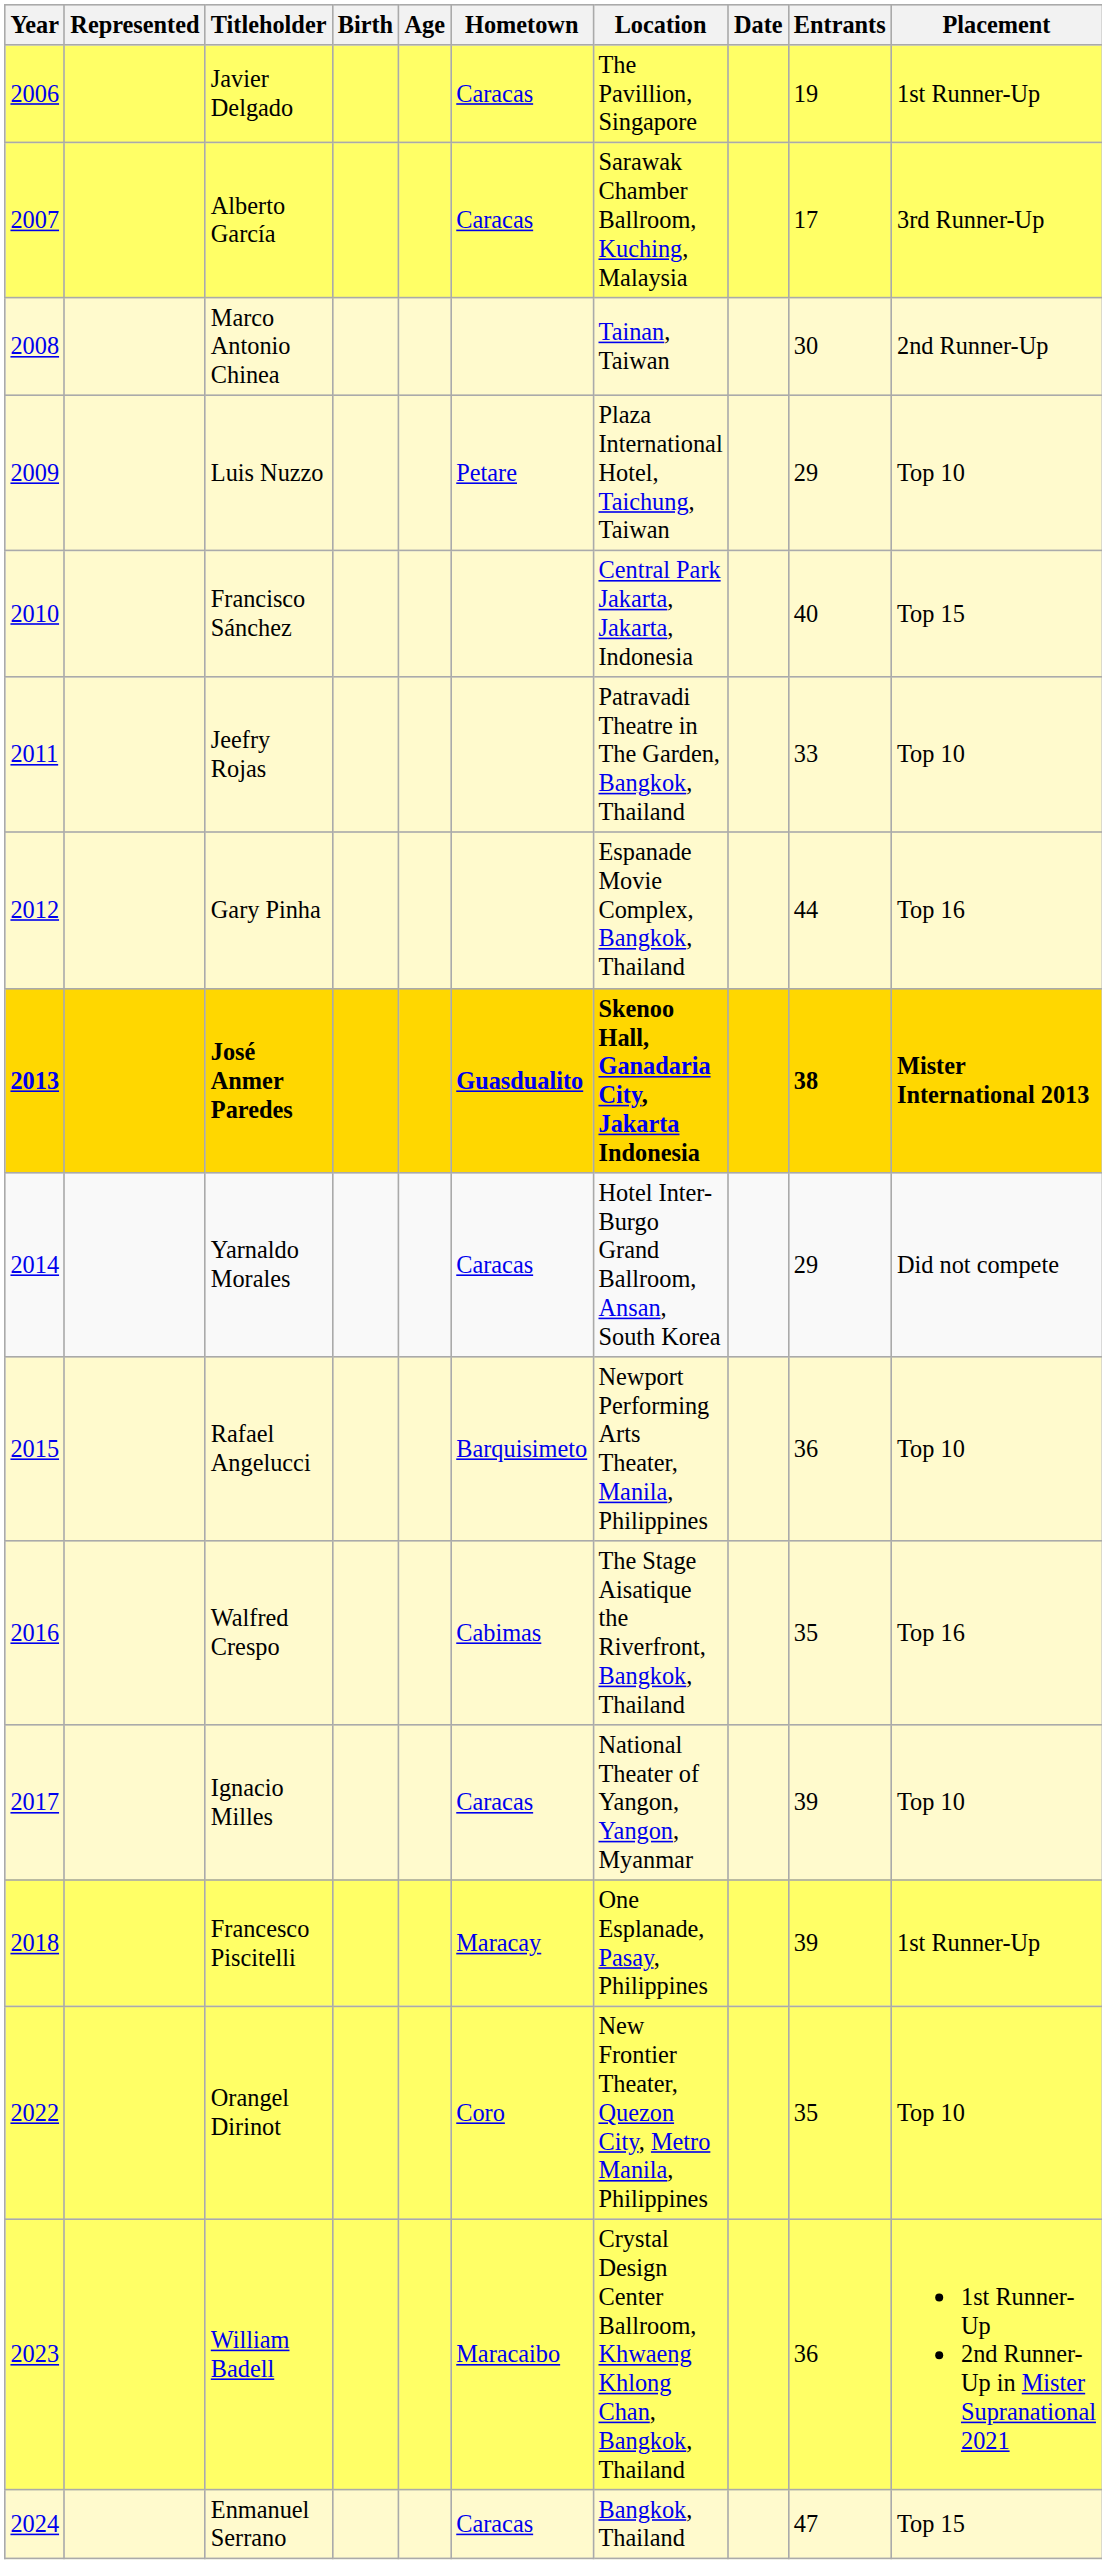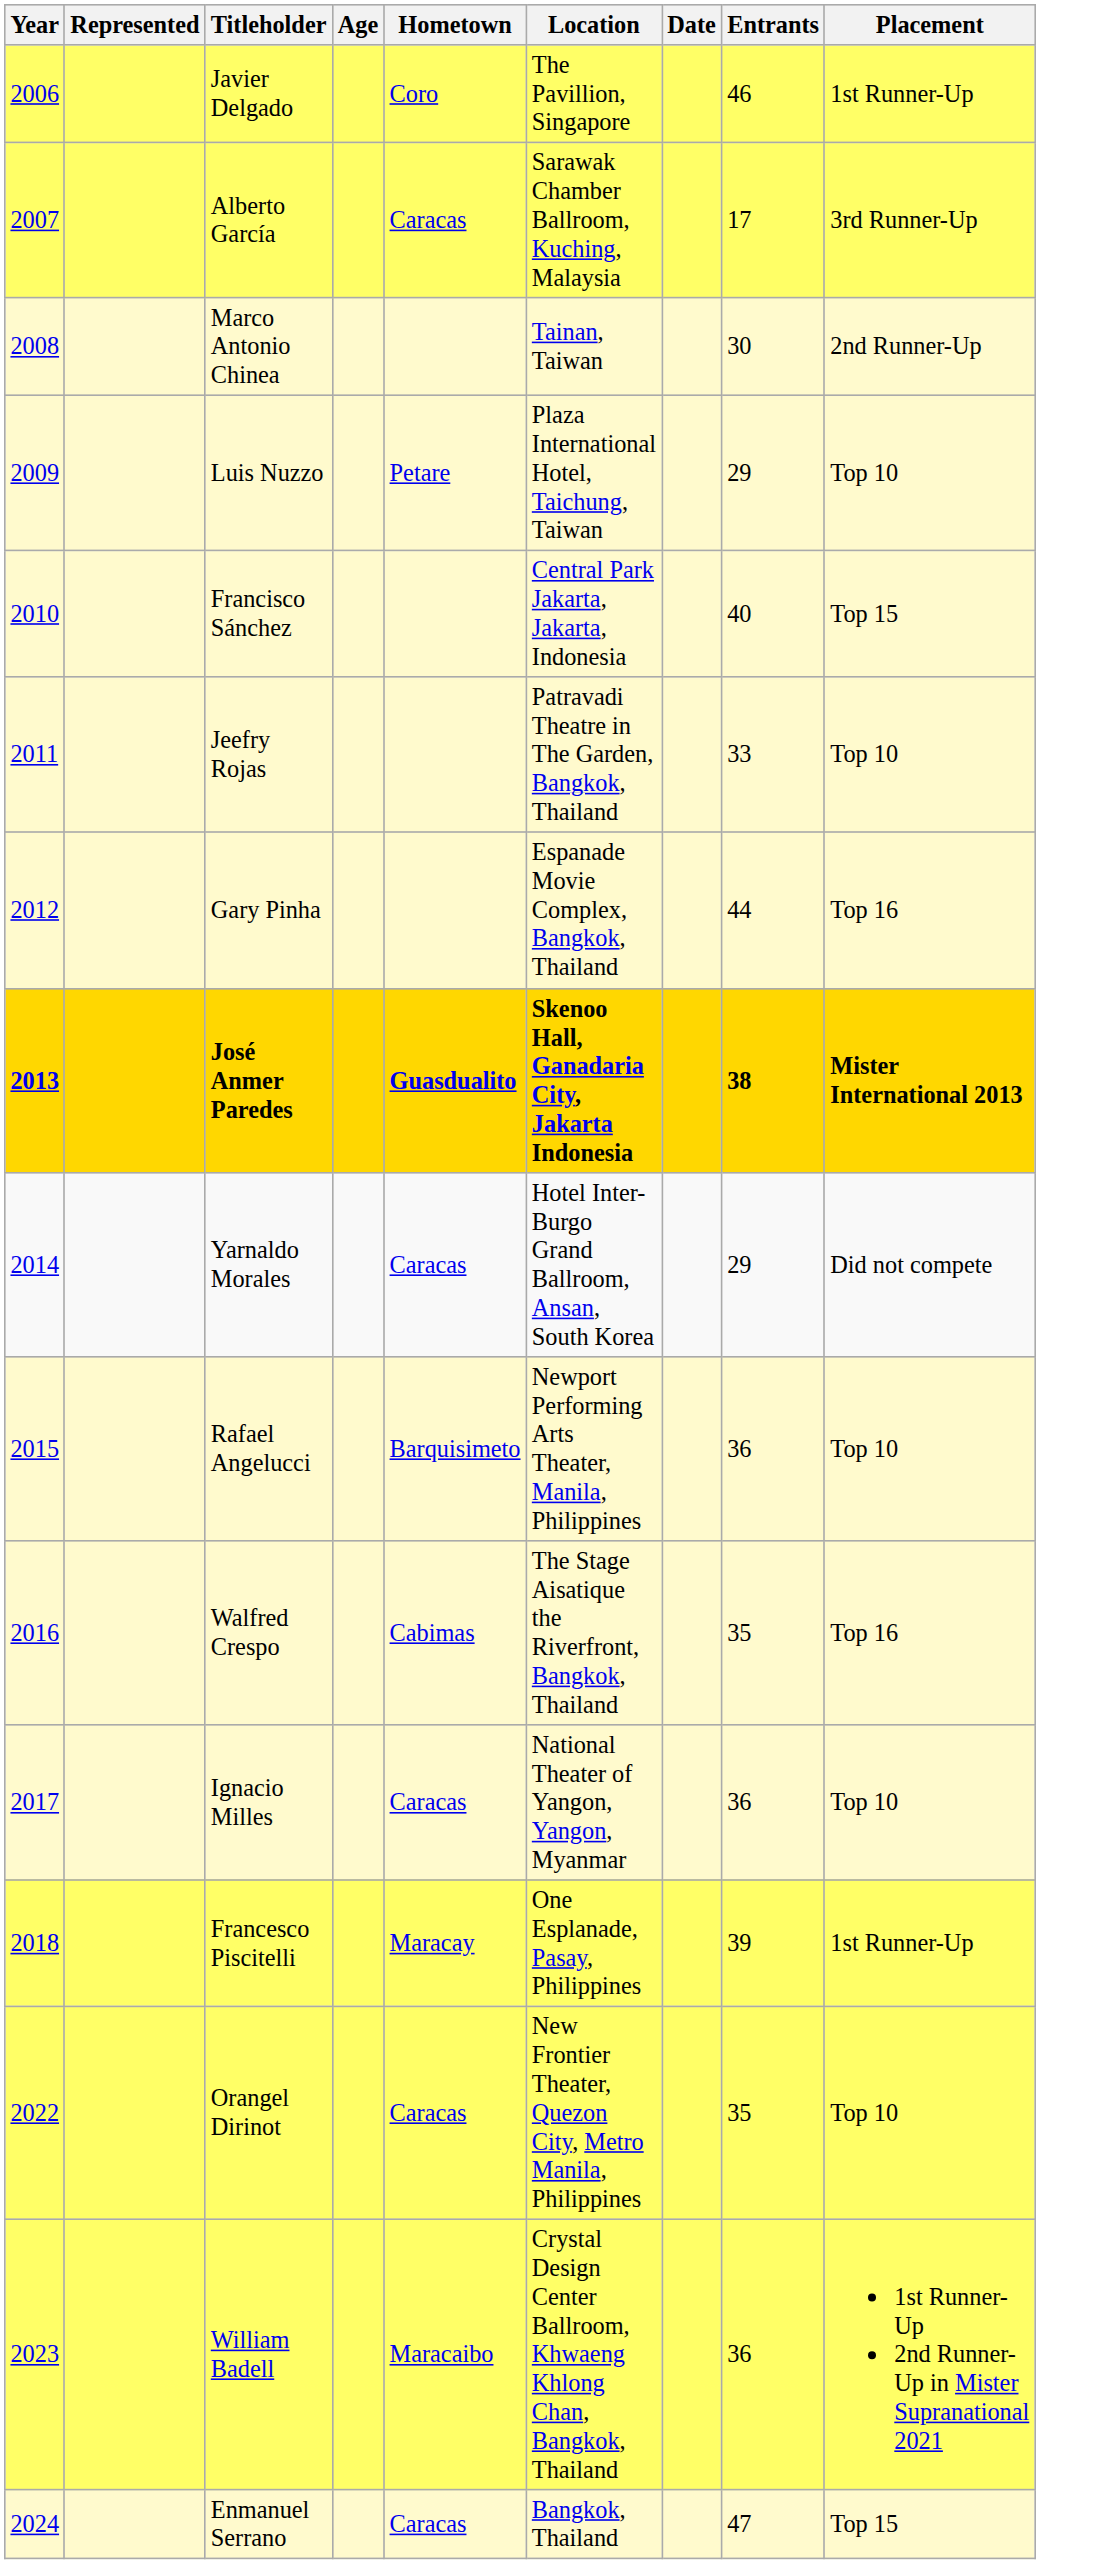- column: (365, 24)
(495, 93) Caracas -> (414, 93) Coro
(806, 93) 19 -> (739, 93) 46
(806, 1801) 39 -> (739, 1801) 36
(481, 2112) Coro -> (428, 2112) Caracas
